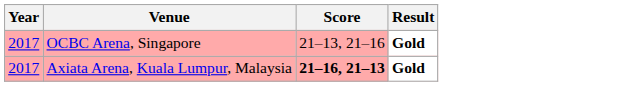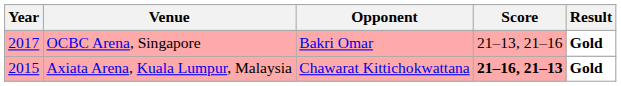+ column: (384, 17)
(24, 69) 2017 -> (24, 69) 2015
